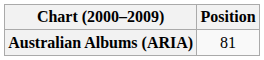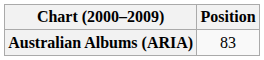(228, 42) 81 -> (228, 42) 83
